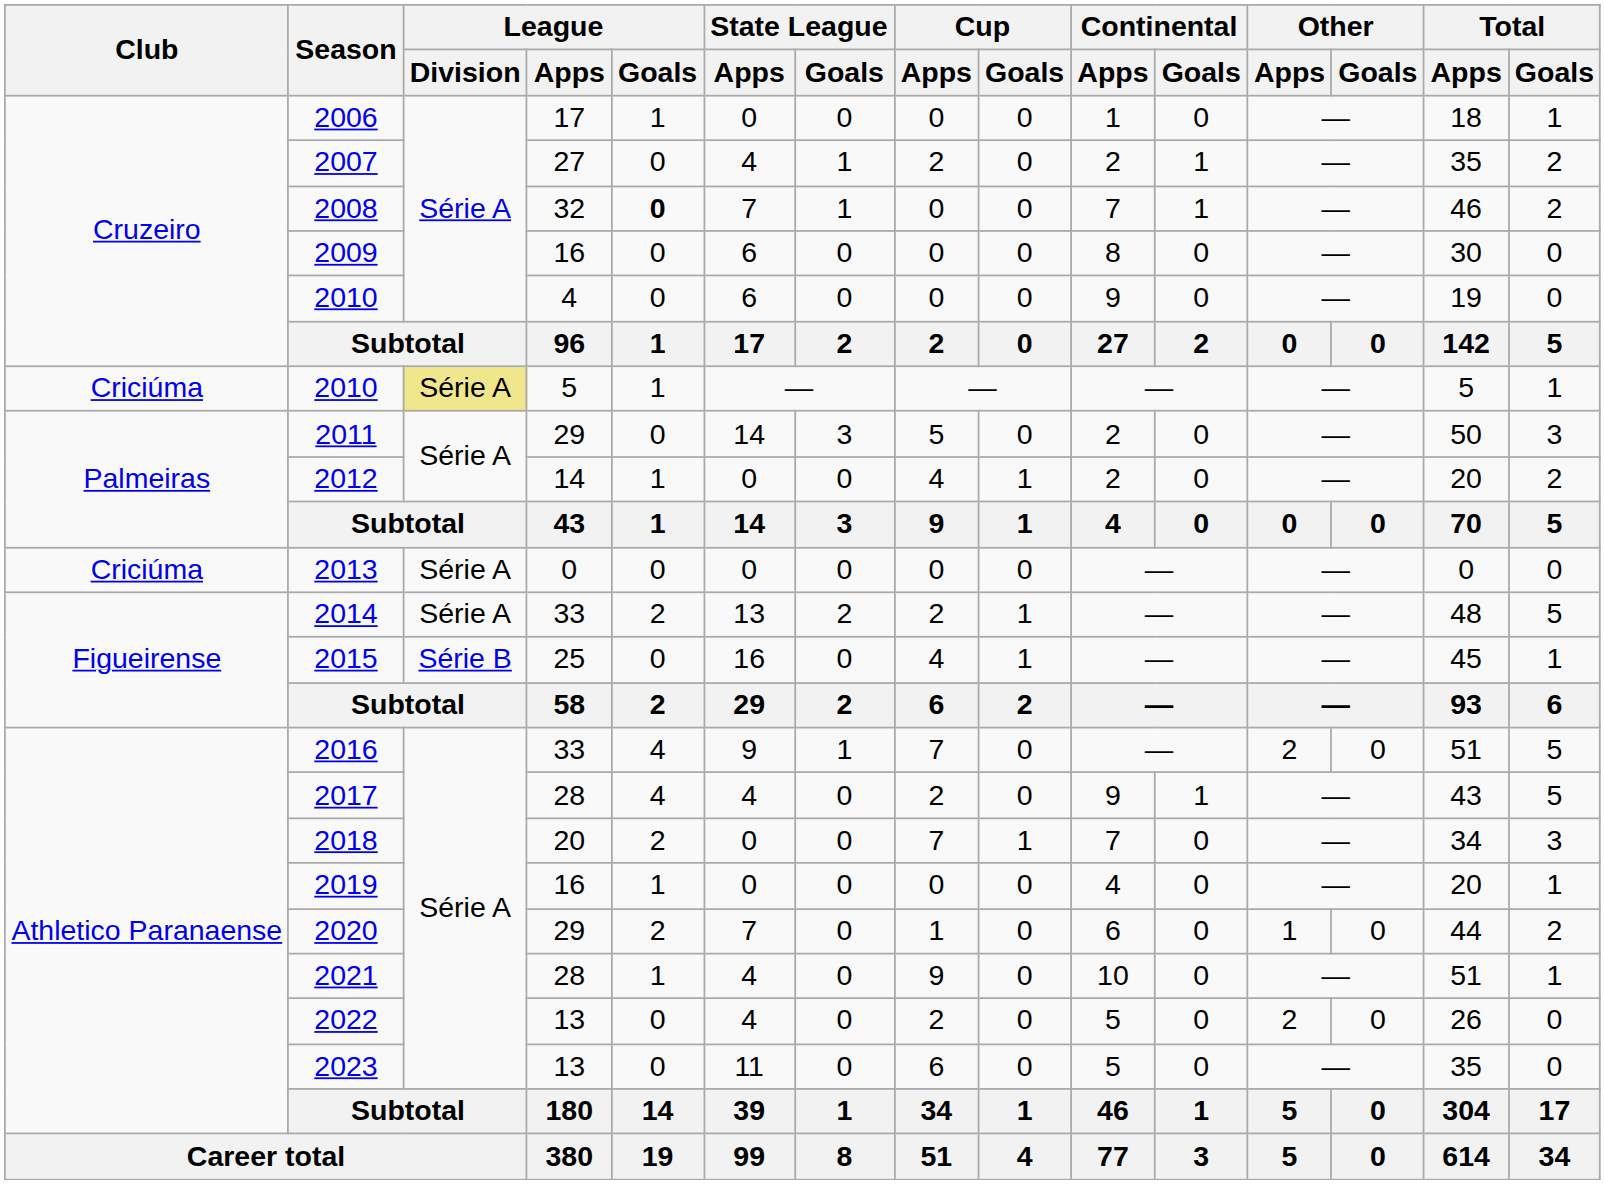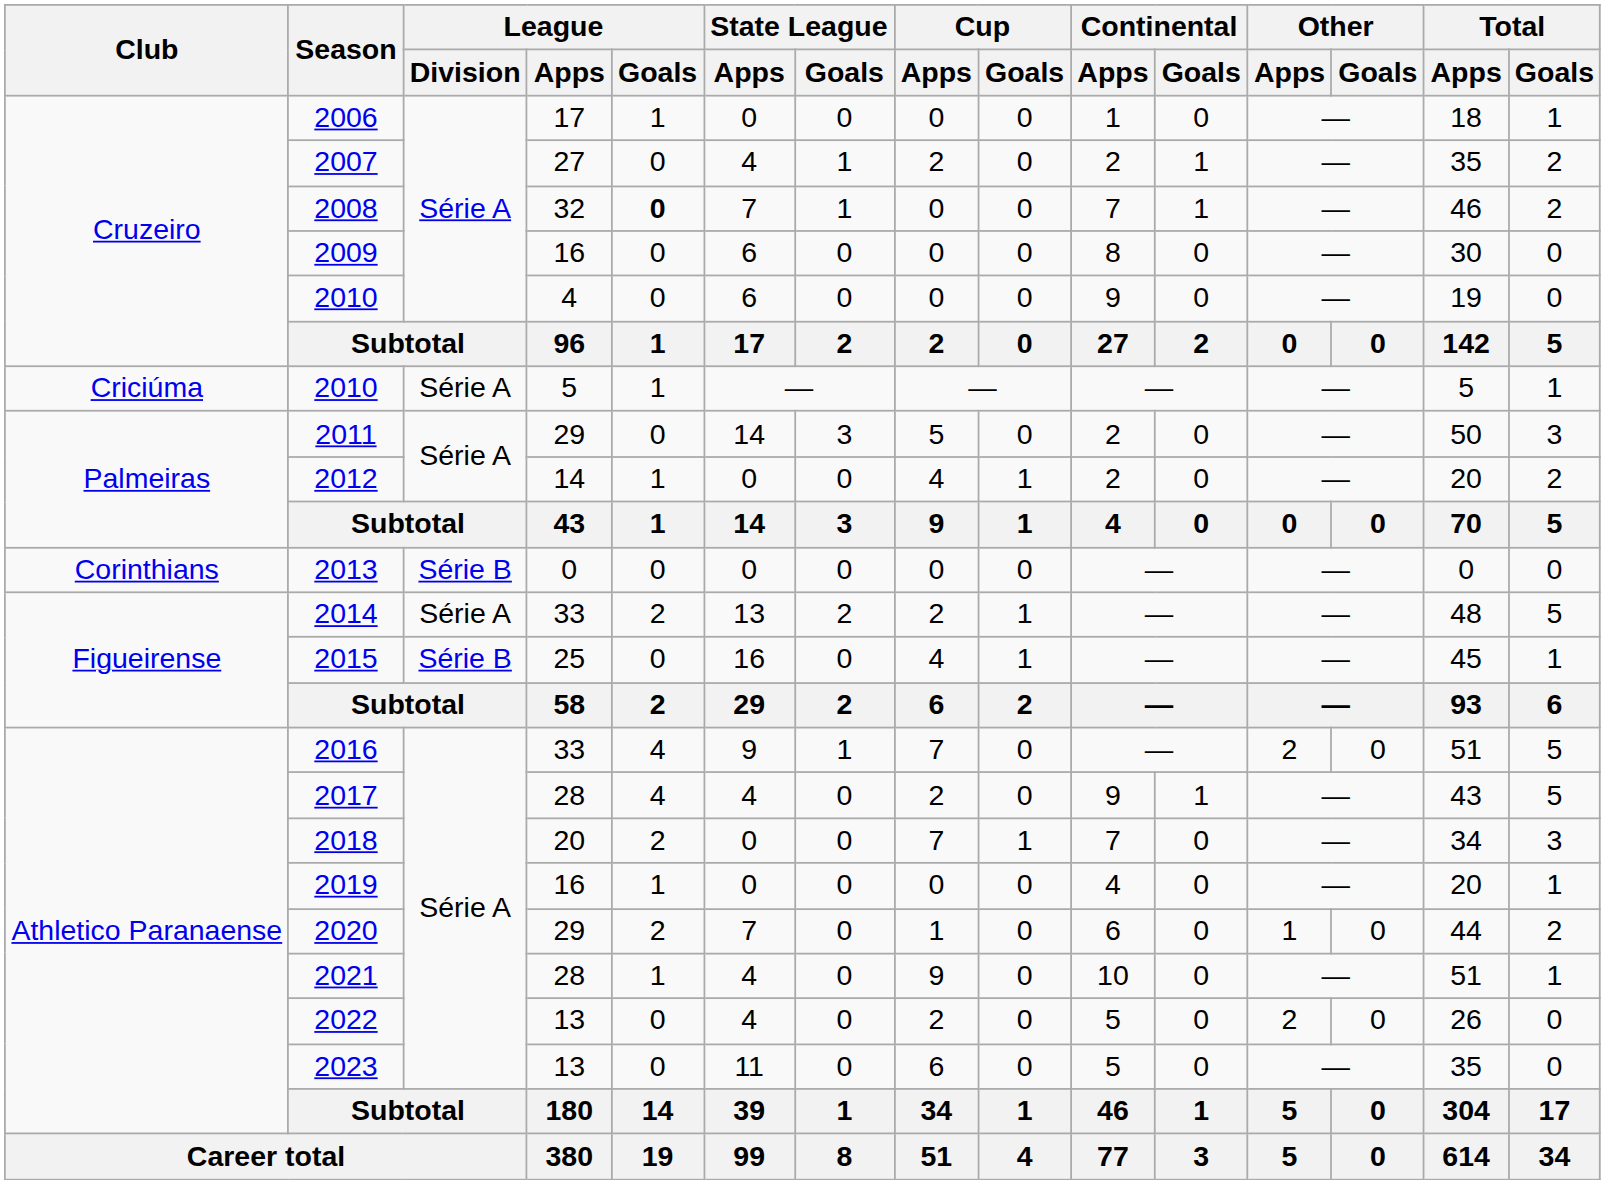(465, 388) khaki background -> (465, 388) no background
(147, 569) Criciúma -> (147, 569) Corinthians
(465, 569) Série A -> (465, 569) Série B
